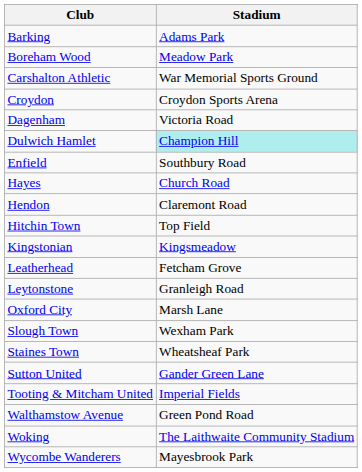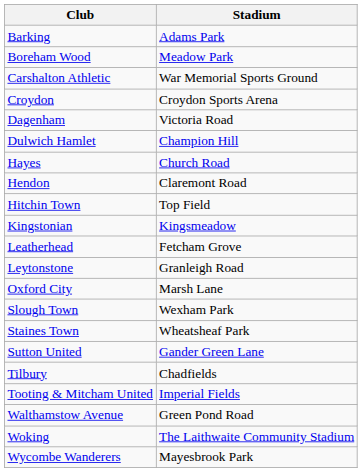(199, 141) paleturquoise background -> (199, 141) no background
- row: (27, 162)
+ row: (27, 373)
